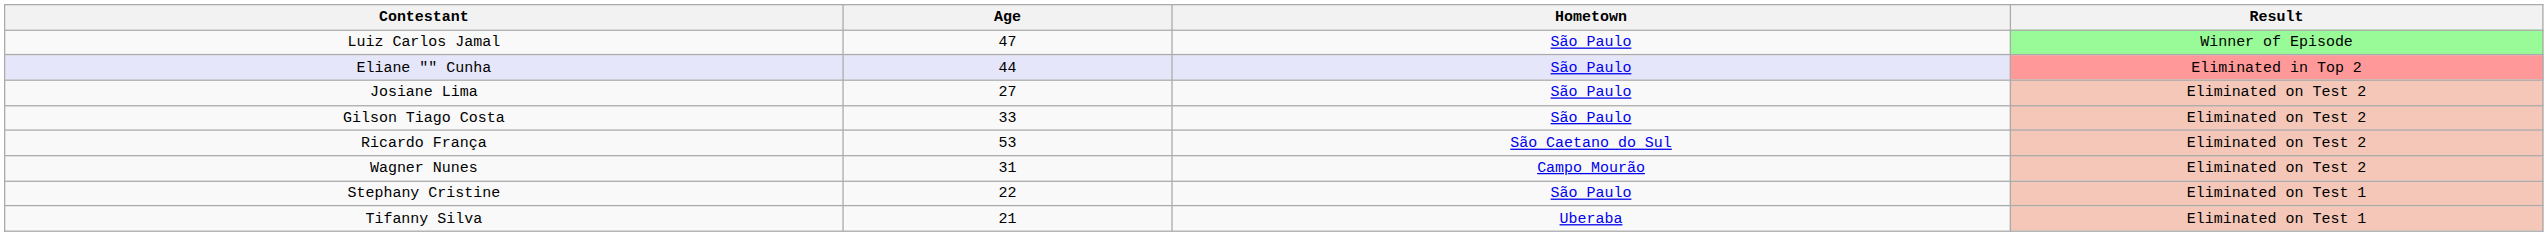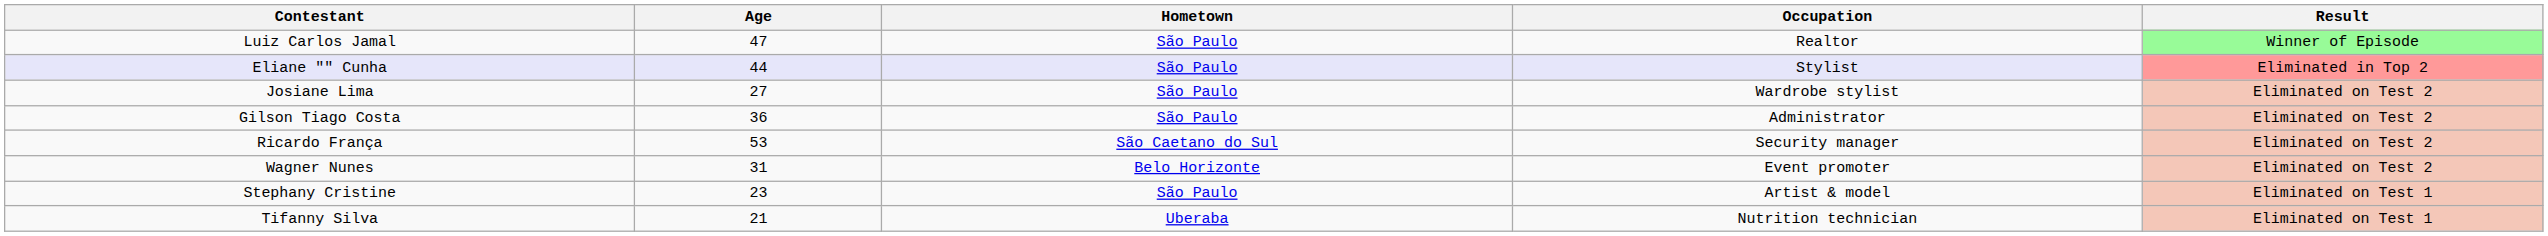+ column: (1827, 17)
(1007, 118) 33 -> (758, 118) 36
(1591, 168) Campo Mourão -> (1197, 168) Belo Horizonte
(1007, 193) 22 -> (758, 193) 23
